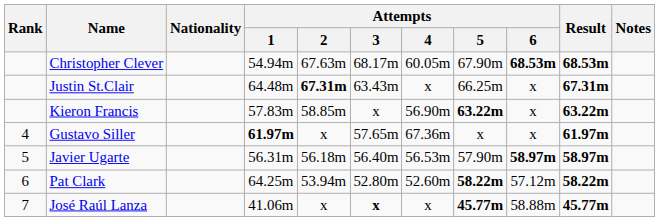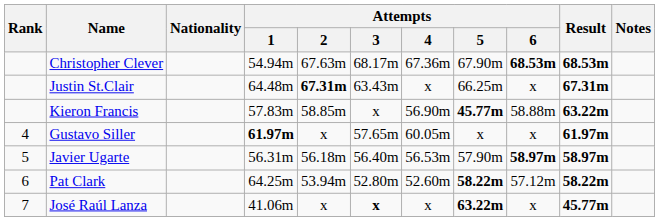(428, 63) 60.05m -> (428, 63) 67.36m
(480, 110) 63.22m -> (480, 110) 45.77m
(533, 110) x -> (533, 110) 58.88m
(428, 134) 67.36m -> (428, 134) 60.05m
(480, 205) 45.77m -> (480, 205) 63.22m
(533, 205) 58.88m -> (533, 205) x
